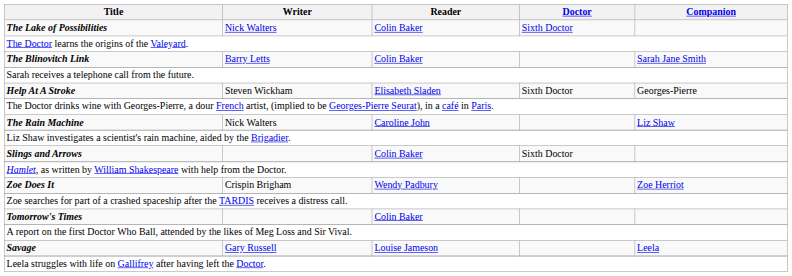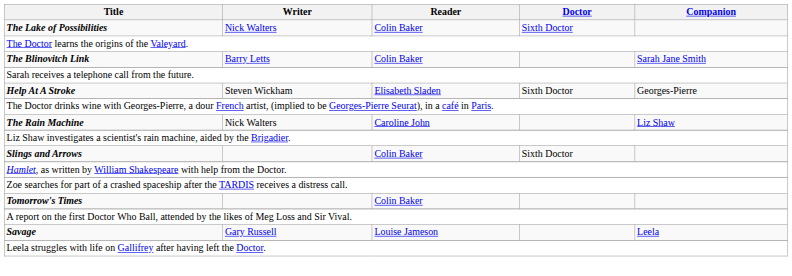- row: (30, 185)
